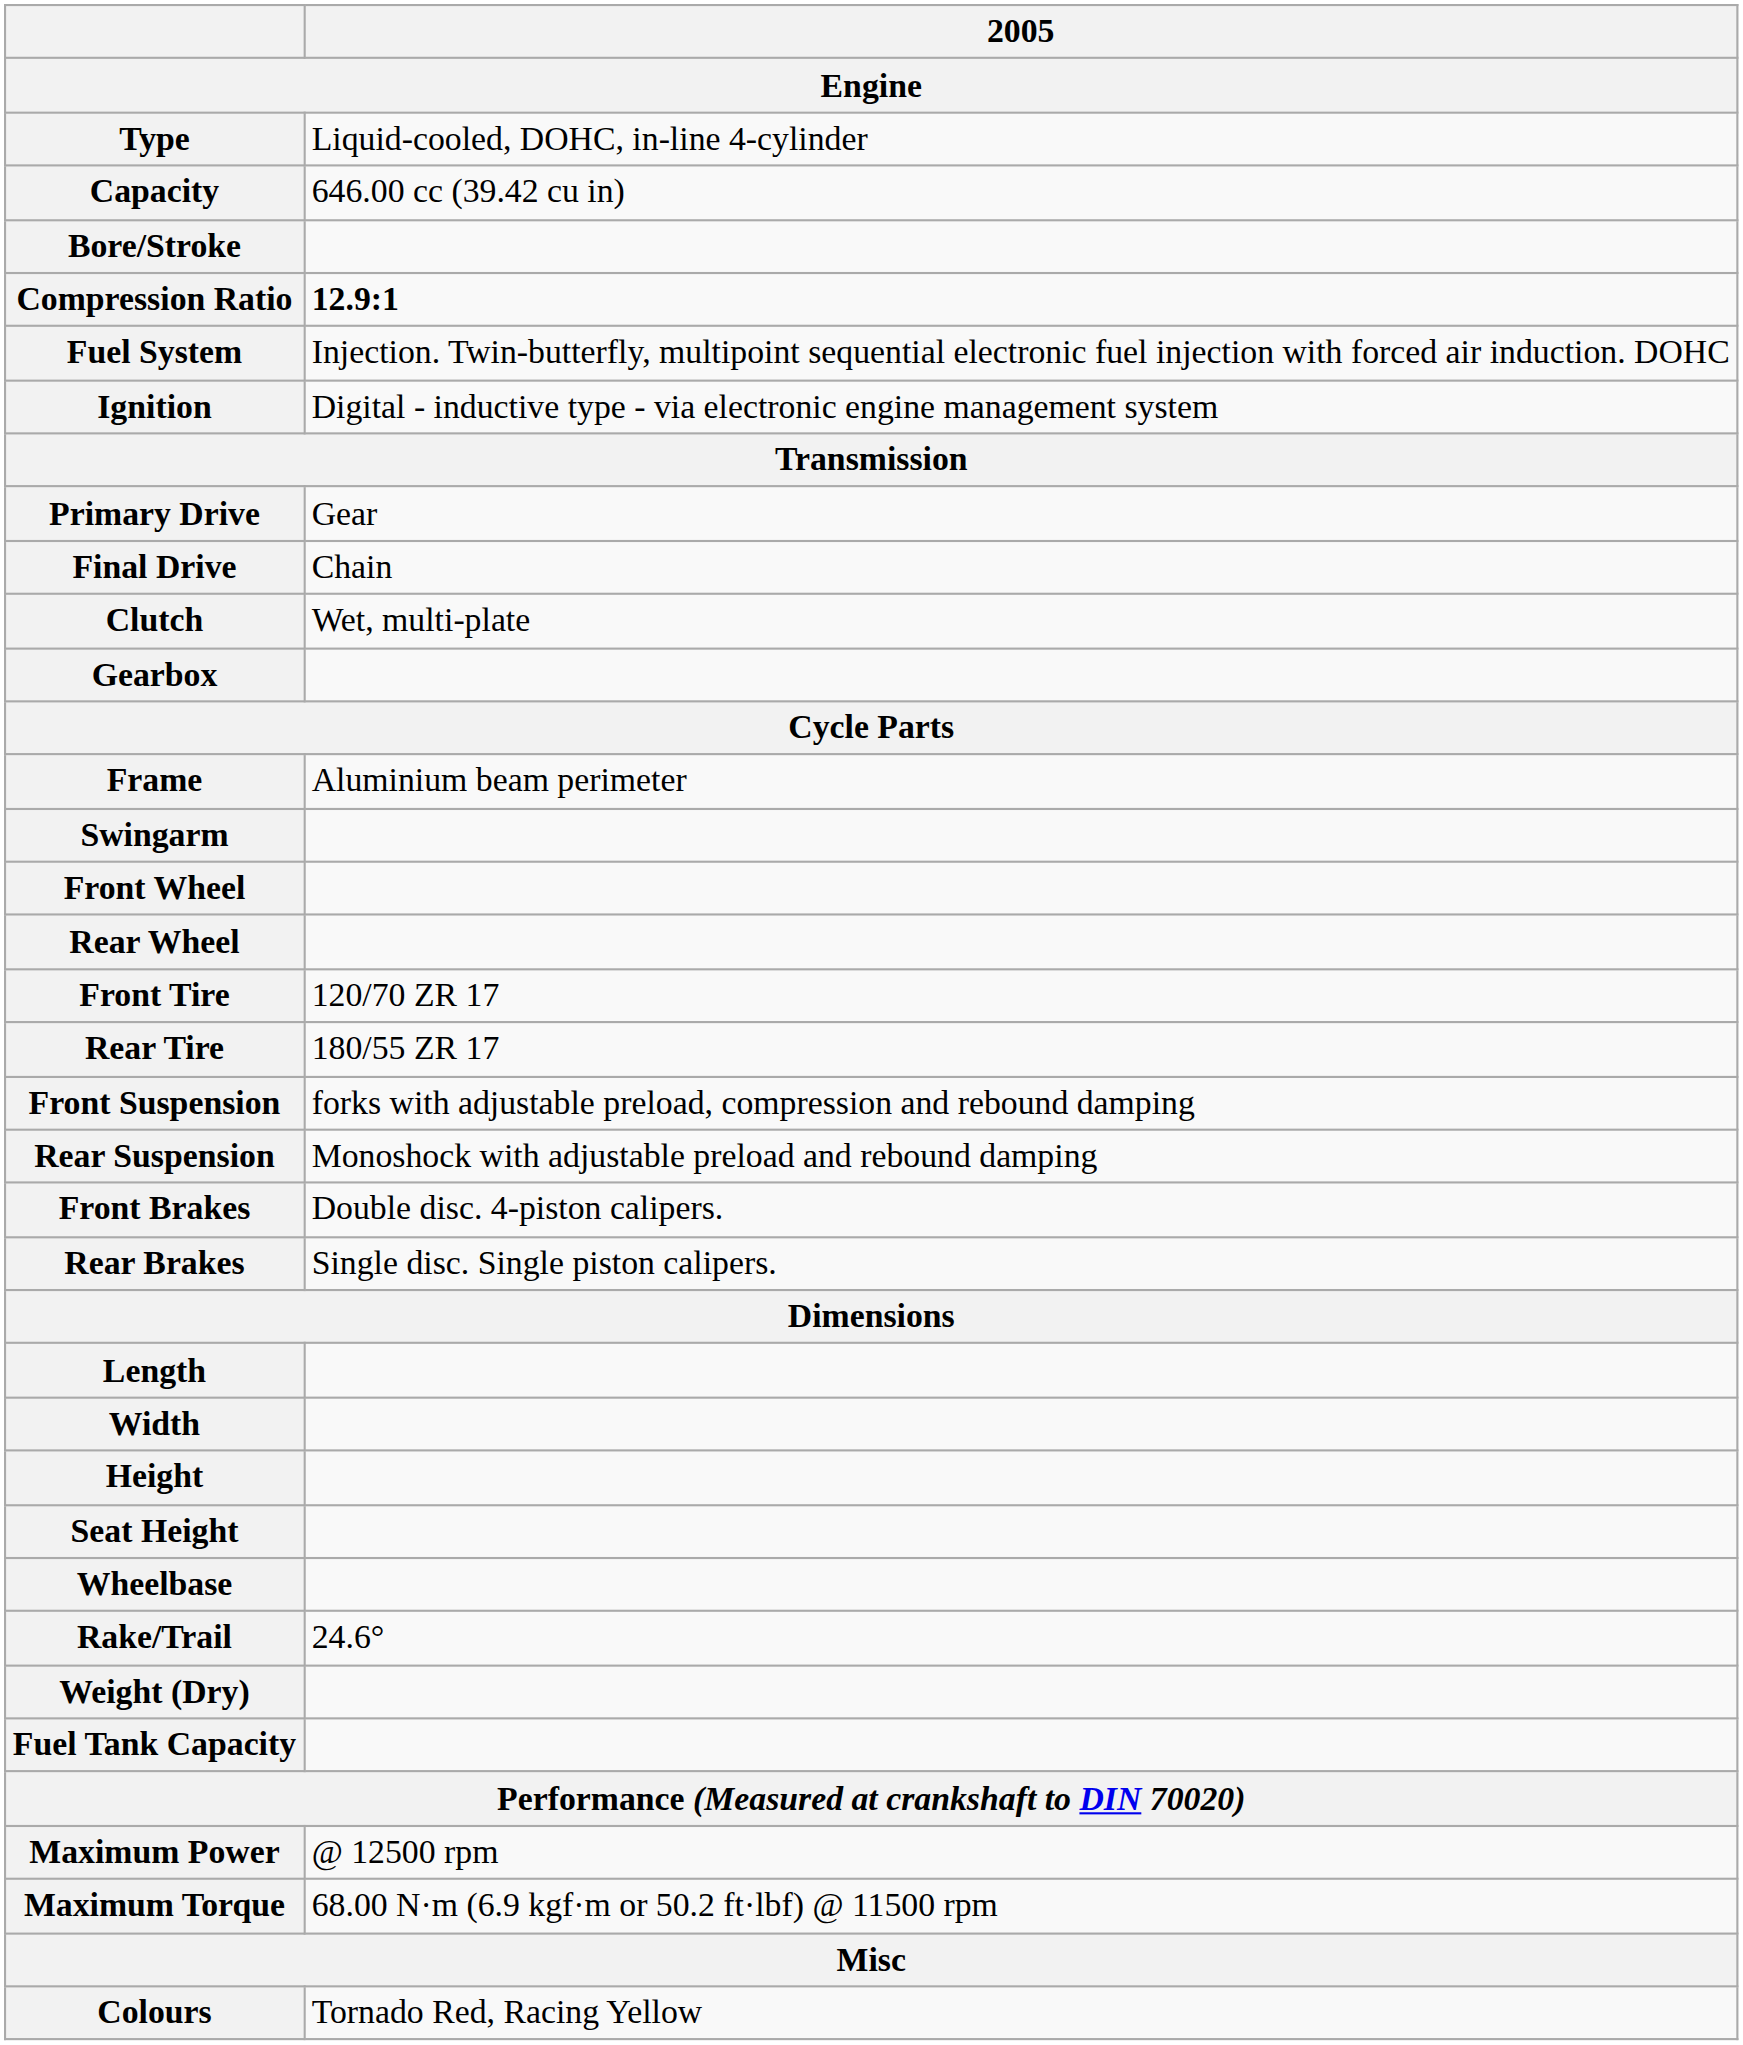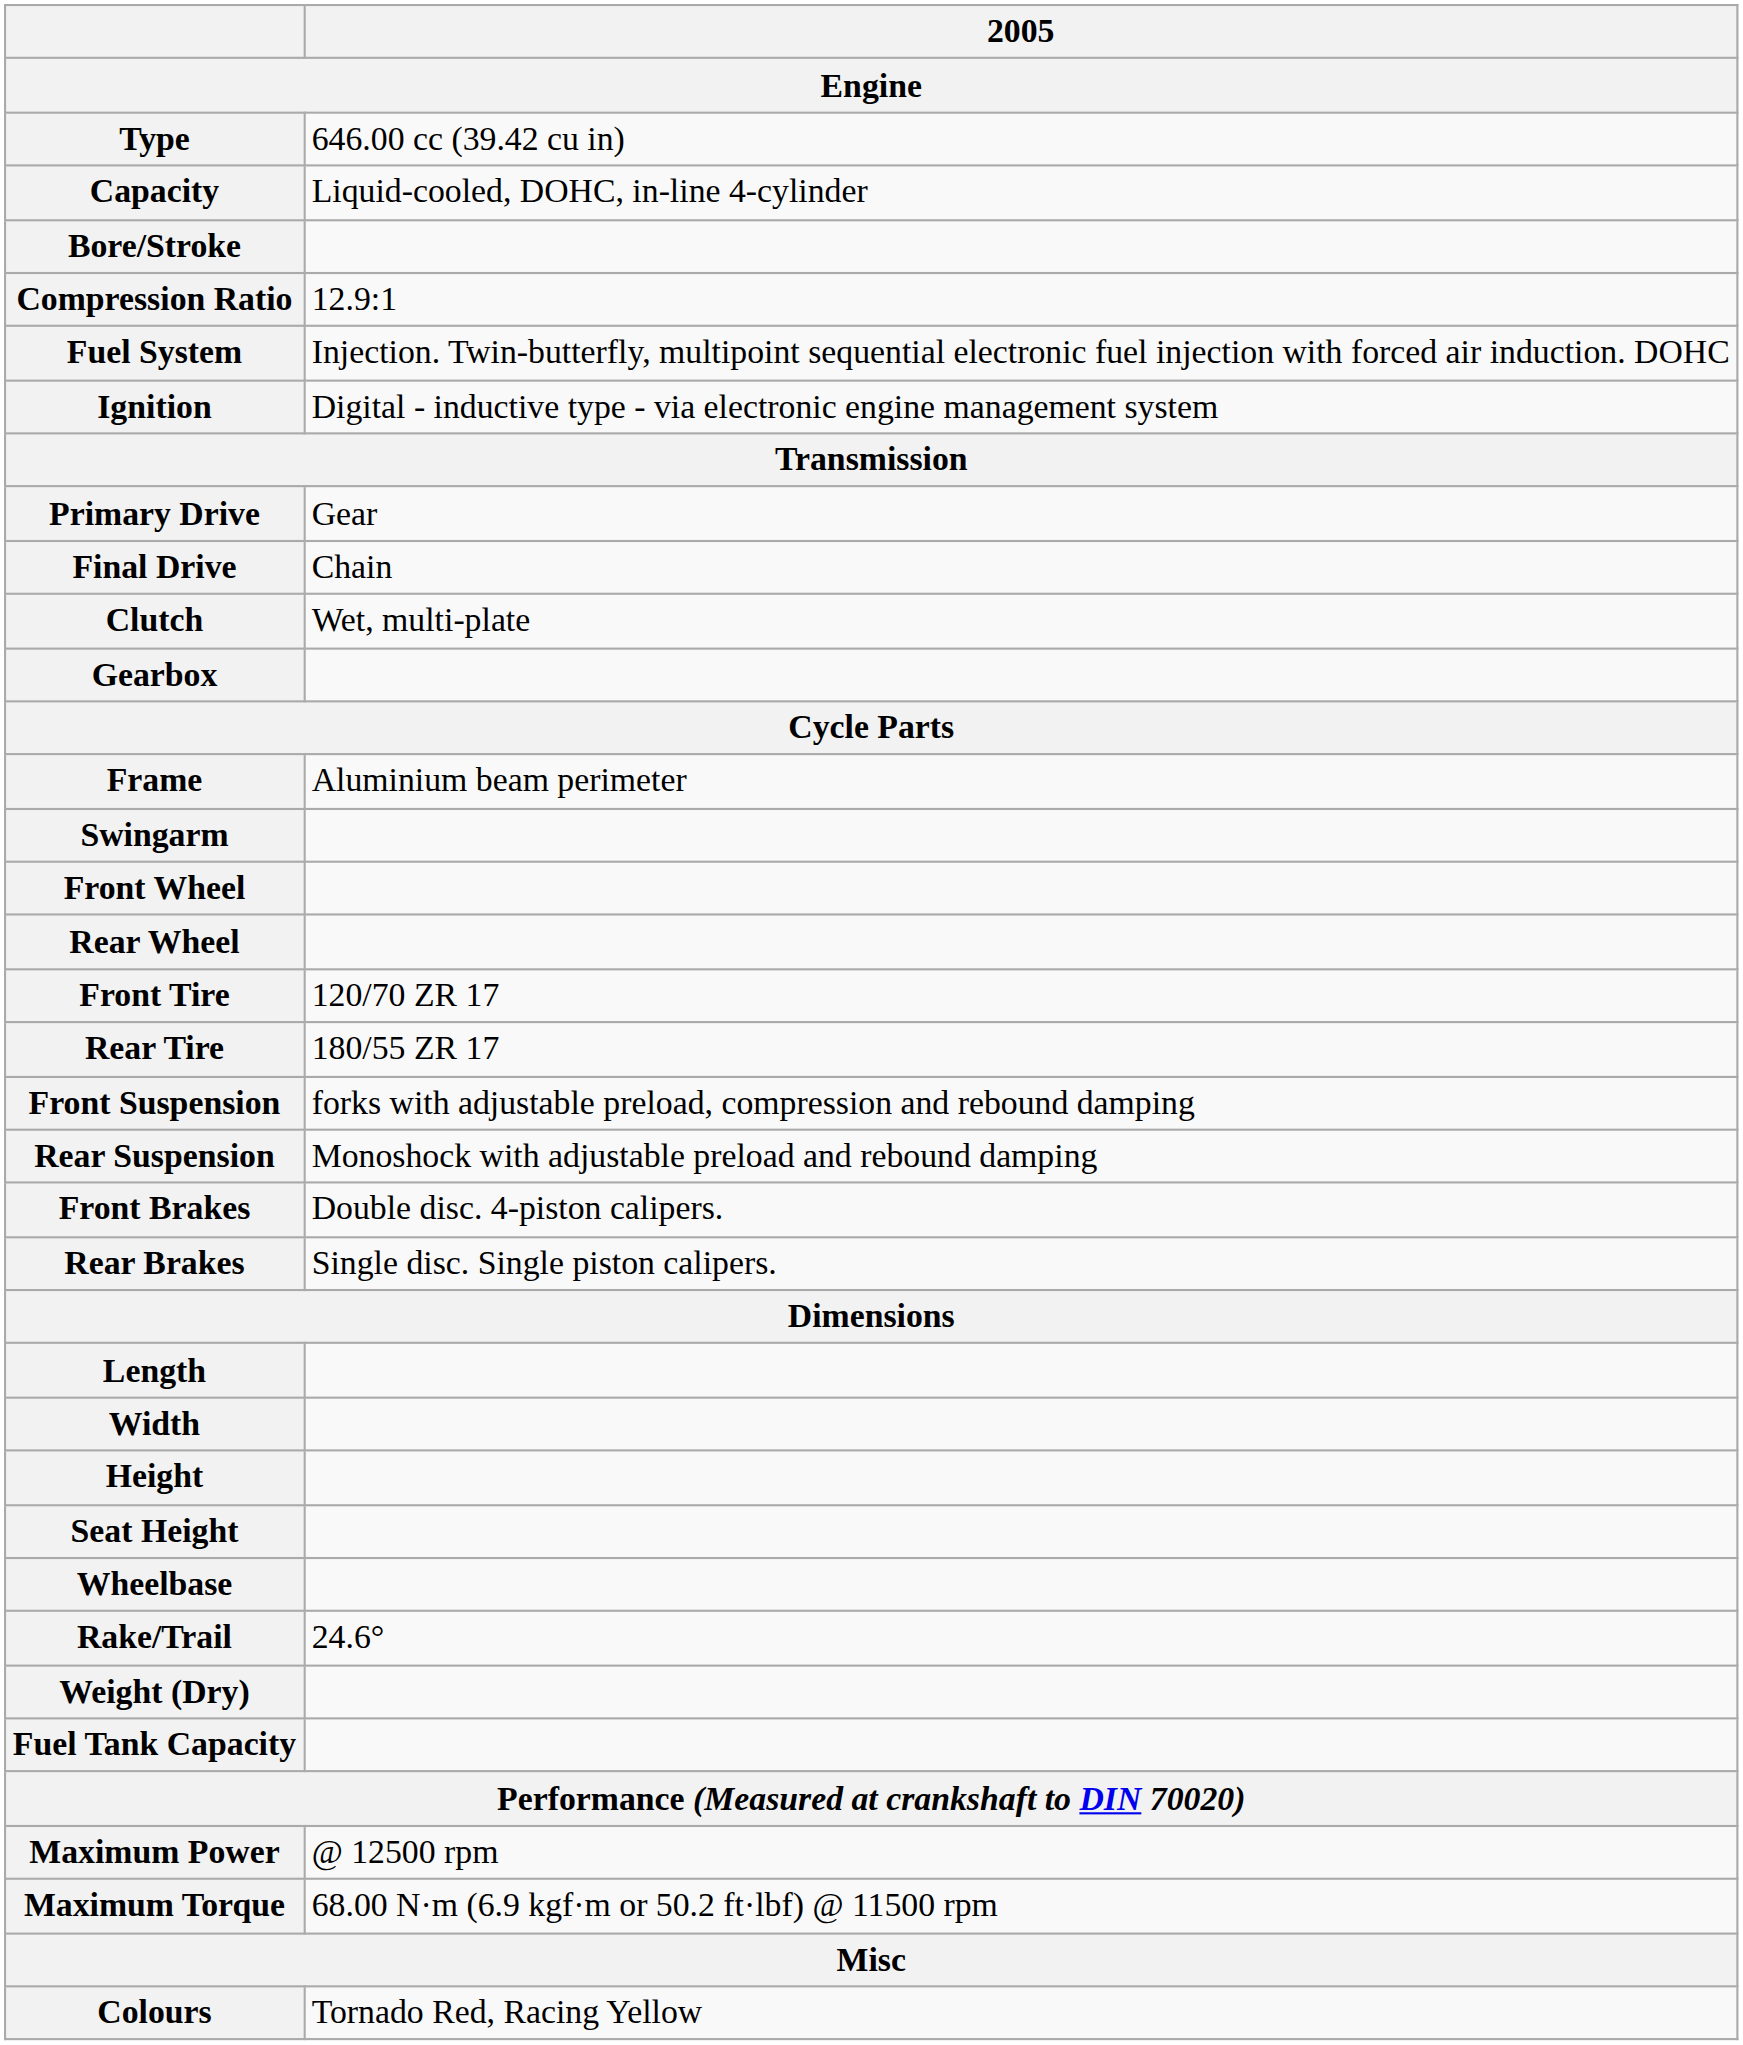(590, 138) Liquid-cooled, DOHC, in-line 4-cylinder -> (468, 138) 646.00 cc (39.42 cu in)
(468, 191) 646.00 cc (39.42 cu in) -> (590, 191) Liquid-cooled, DOHC, in-line 4-cylinder
(355, 298) bold -> (354, 298) normal
